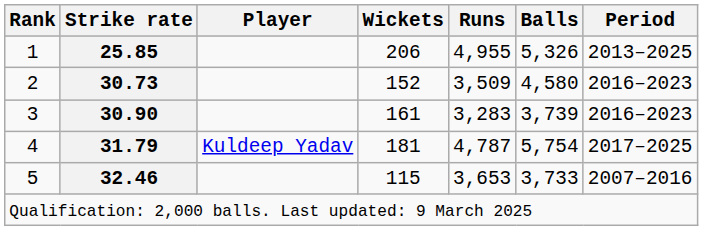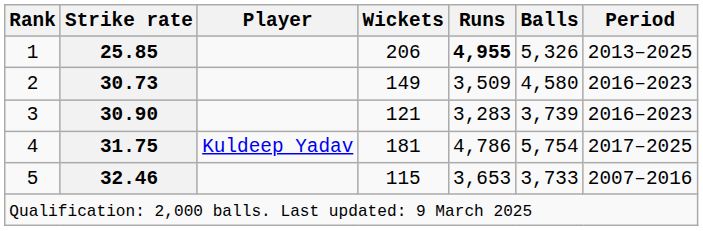(482, 52) normal -> (482, 52) bold
(403, 84) 152 -> (403, 84) 149
(403, 115) 161 -> (403, 115) 121
(129, 147) 31.79 -> (129, 147) 31.75
(482, 147) 4,787 -> (482, 147) 4,786
